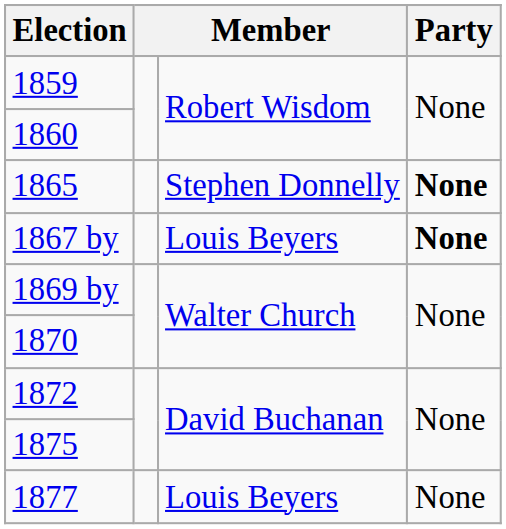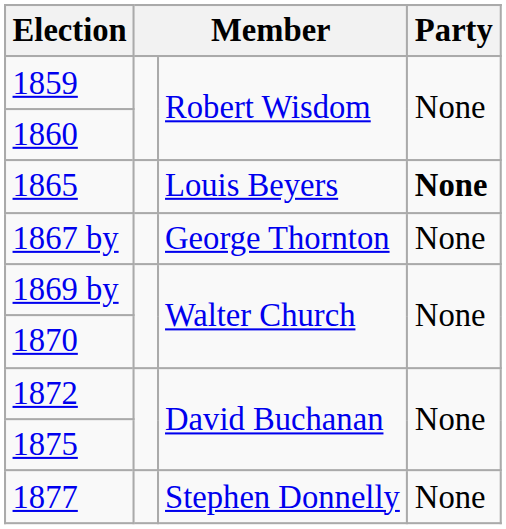(282, 185) Stephen Donnelly -> (252, 185) Louis Beyers
(252, 237) Louis Beyers -> (277, 237) George Thornton
(451, 237) bold -> (450, 237) normal
(252, 496) Louis Beyers -> (282, 496) Stephen Donnelly
